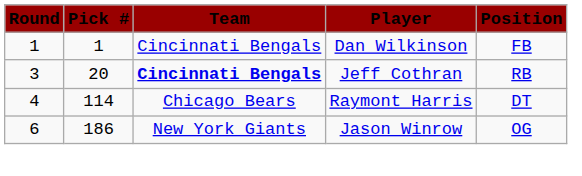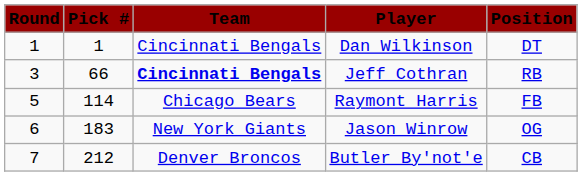(522, 46) FB -> (532, 46) DT
(99, 74) 20 -> (99, 74) 66
(34, 102) 4 -> (34, 102) 5
(522, 102) DT -> (532, 102) FB
(99, 130) 186 -> (99, 130) 183
+ row: (406, 157)
